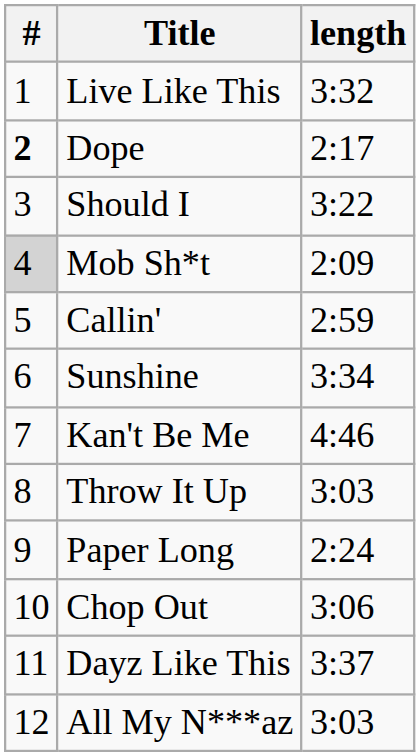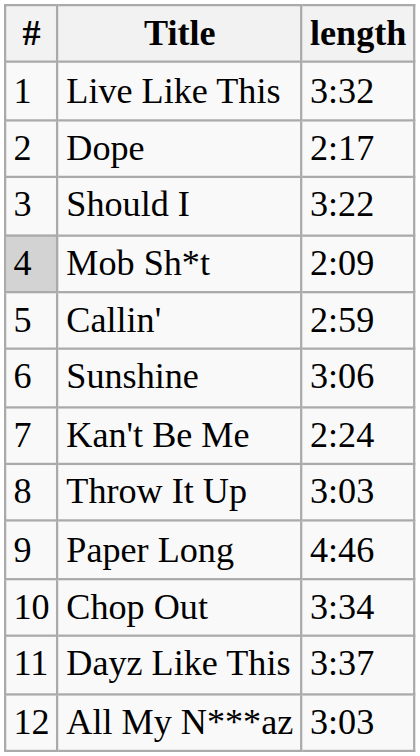(23, 147) bold -> (23, 147) normal
(342, 377) 3:34 -> (342, 377) 3:06
(342, 434) 4:46 -> (342, 434) 2:24
(342, 549) 2:24 -> (342, 549) 4:46
(342, 606) 3:06 -> (342, 606) 3:34
